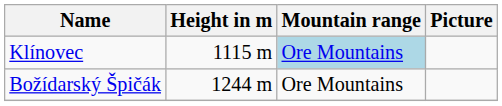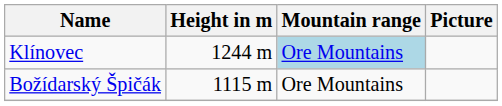(242, 52) 1115 m -> (242, 52) 1244 m
(242, 84) 1244 m -> (242, 84) 1115 m
